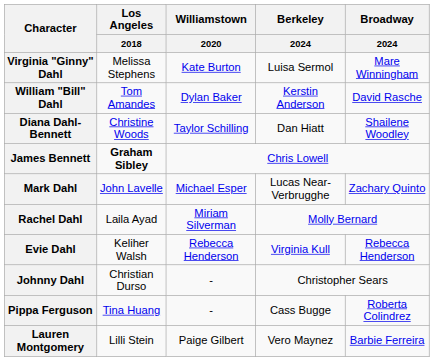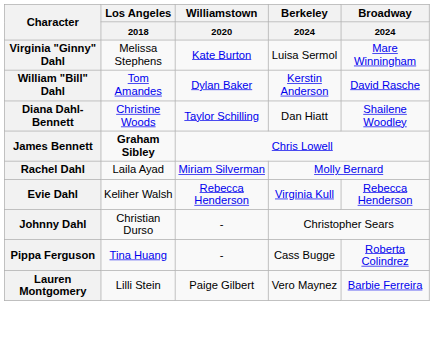- row: (50, 189)
